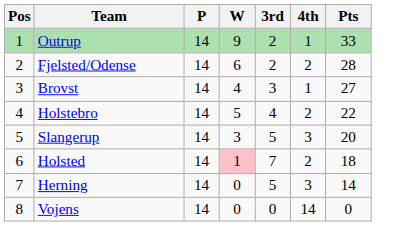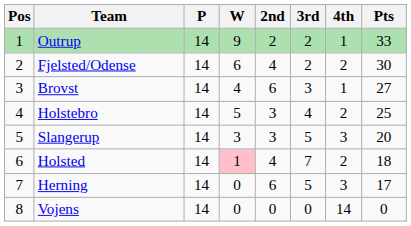+ column: (273, 16)
(348, 64) 28 -> (384, 64) 30
(348, 112) 22 -> (384, 112) 25
(348, 185) 14 -> (384, 185) 17
